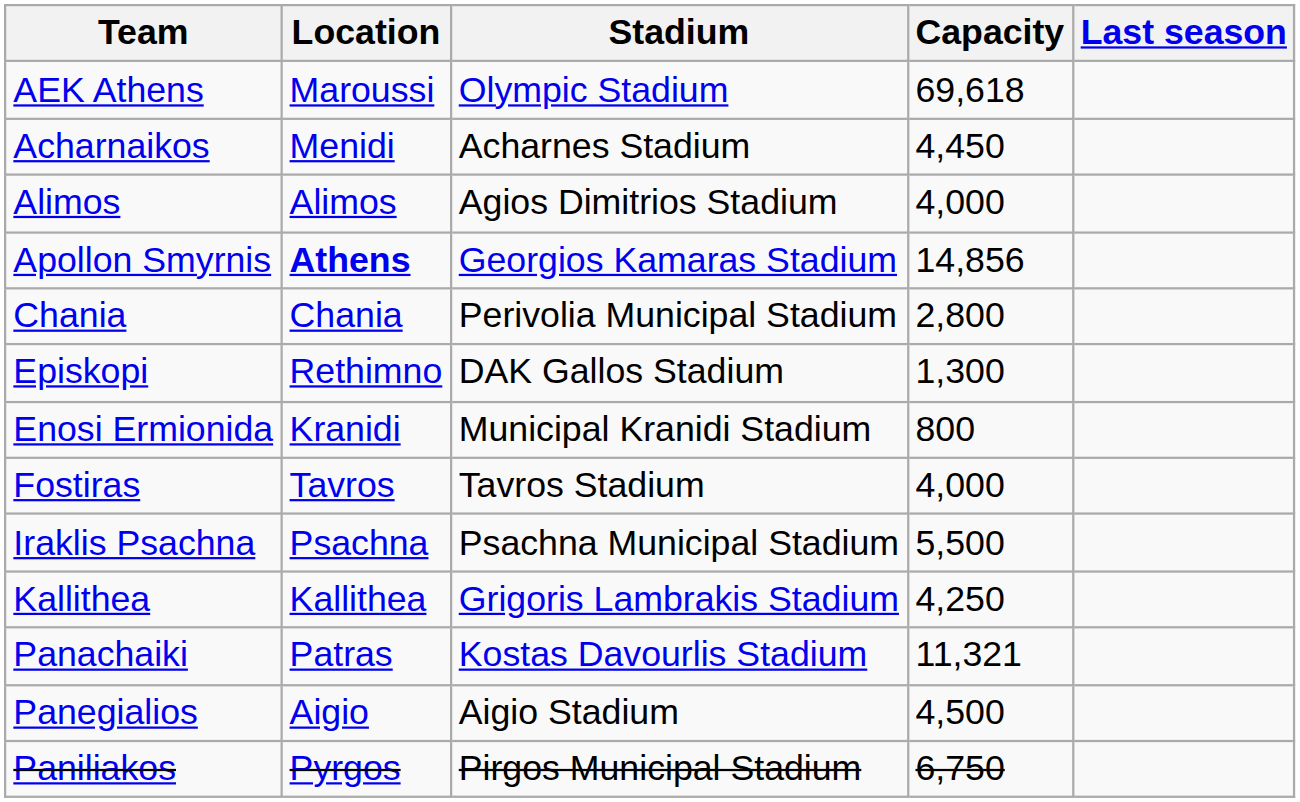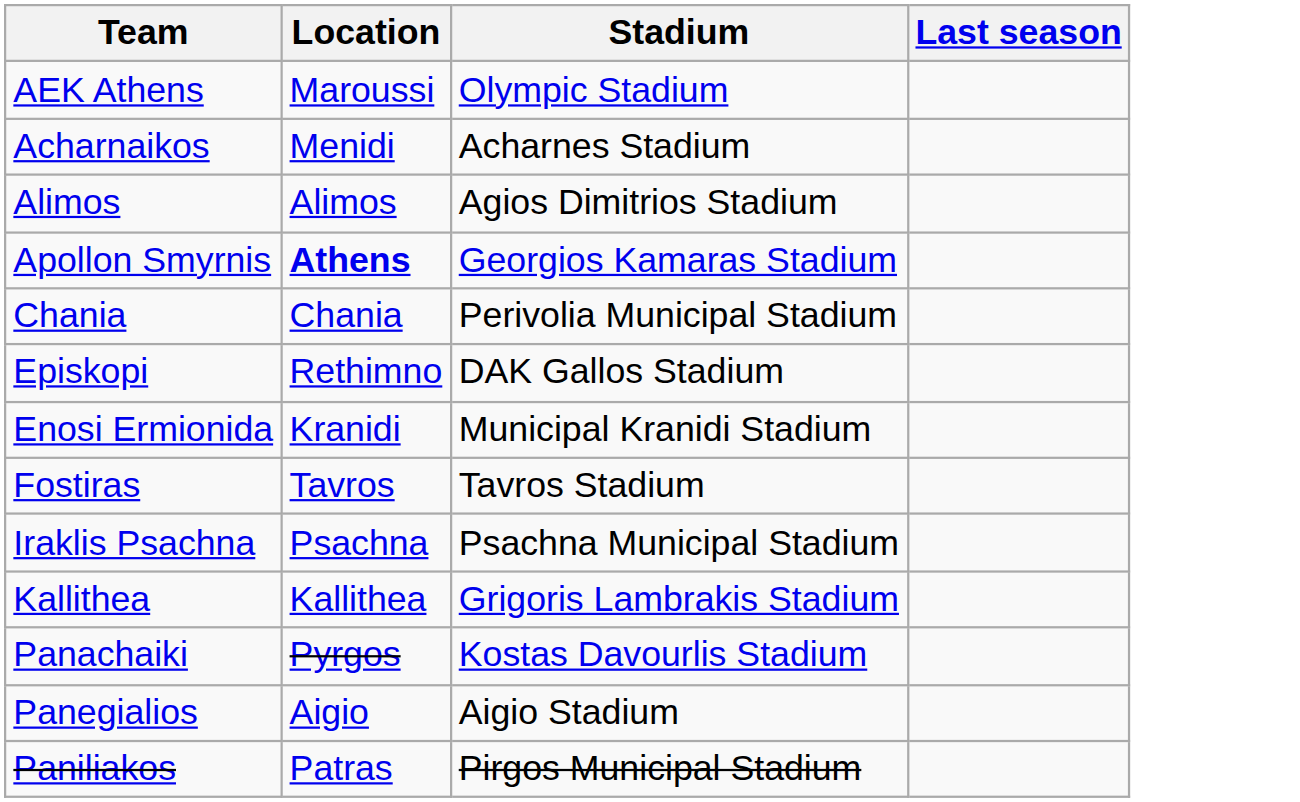- column: (990, 32)
(341, 655) Patras -> (345, 655) Pyrgos
(345, 768) Pyrgos -> (341, 768) Patras
